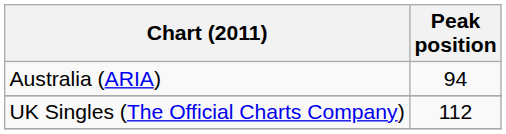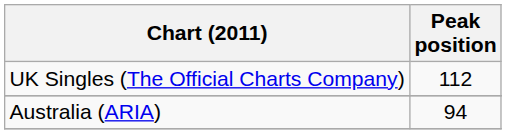rows swapped: (85, 78) <-> (207, 111)
